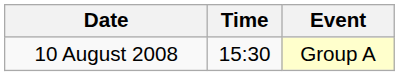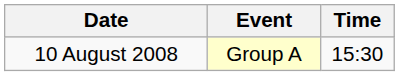columns swapped: (245, 20) <-> (338, 20)
